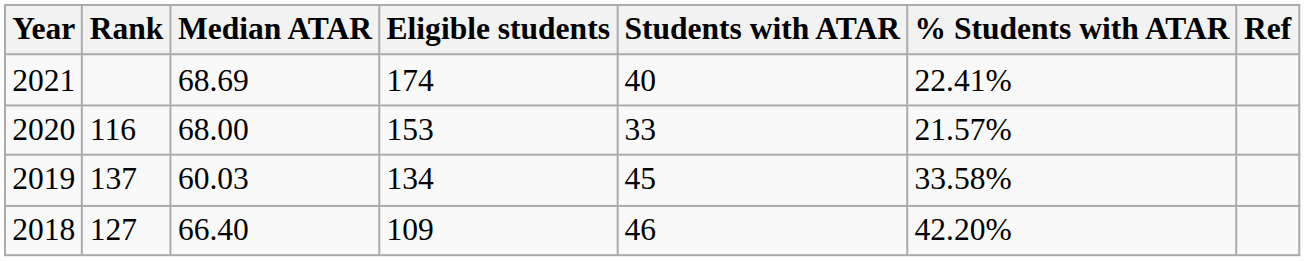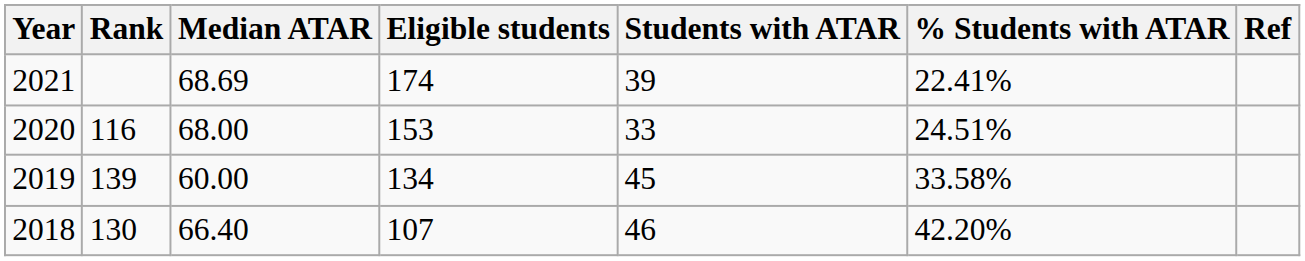(640, 79) 40 -> (640, 79) 39
(963, 129) 21.57% -> (963, 129) 24.51%
(113, 179) 137 -> (113, 179) 139
(213, 179) 60.03 -> (213, 179) 60.00
(113, 229) 127 -> (113, 229) 130
(410, 229) 109 -> (410, 229) 107
